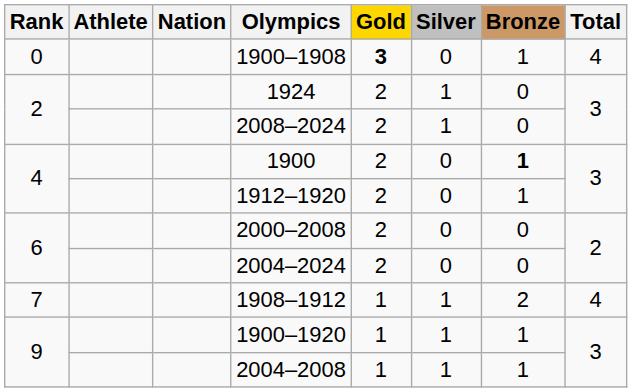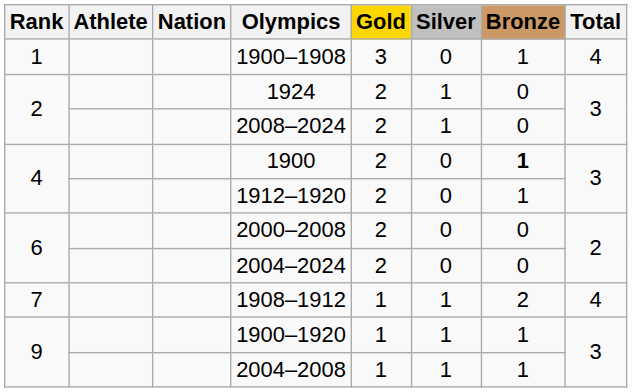(37, 56) 0 -> (37, 56) 1
(381, 56) bold -> (381, 56) normal
